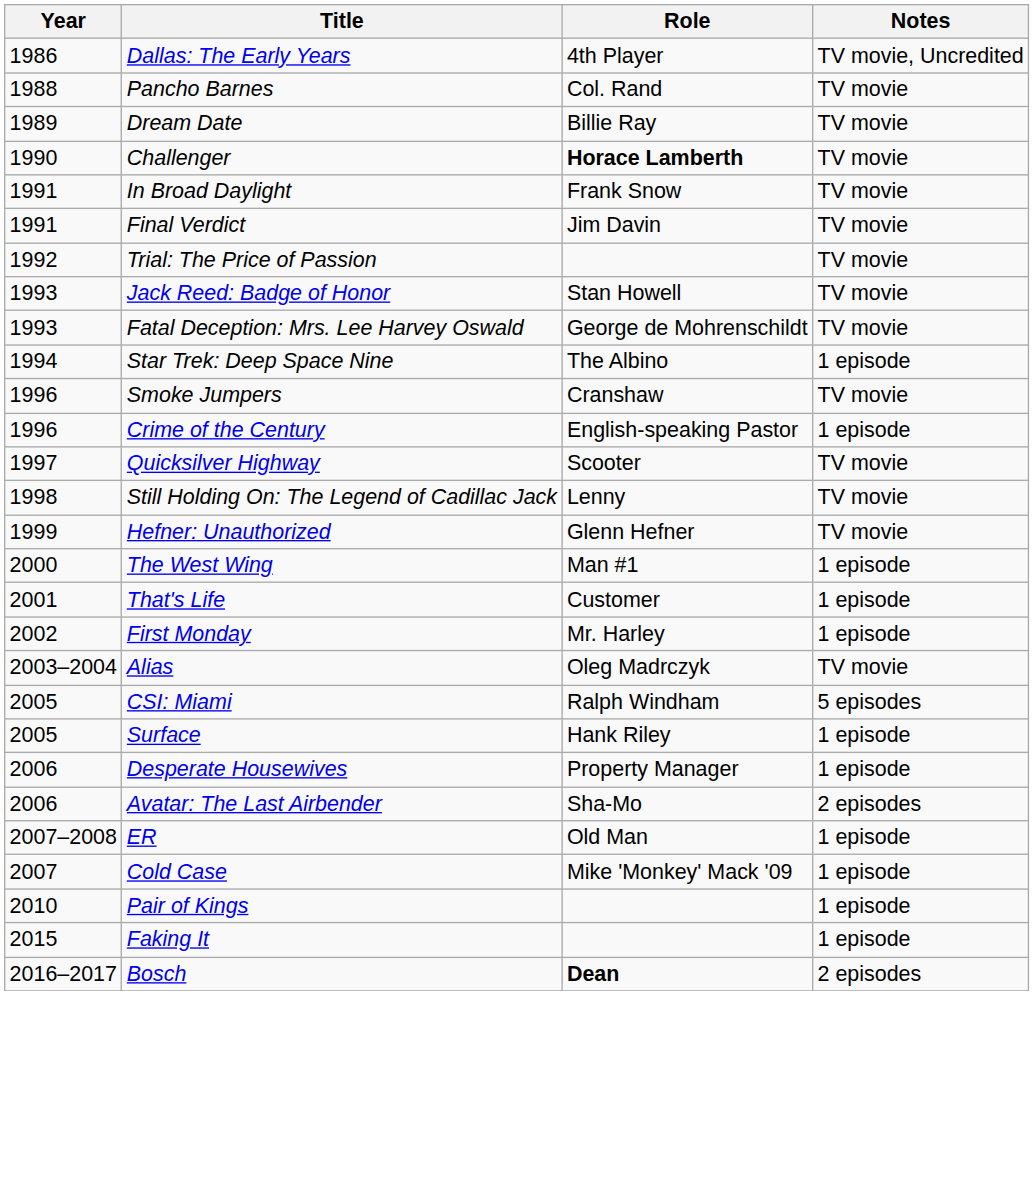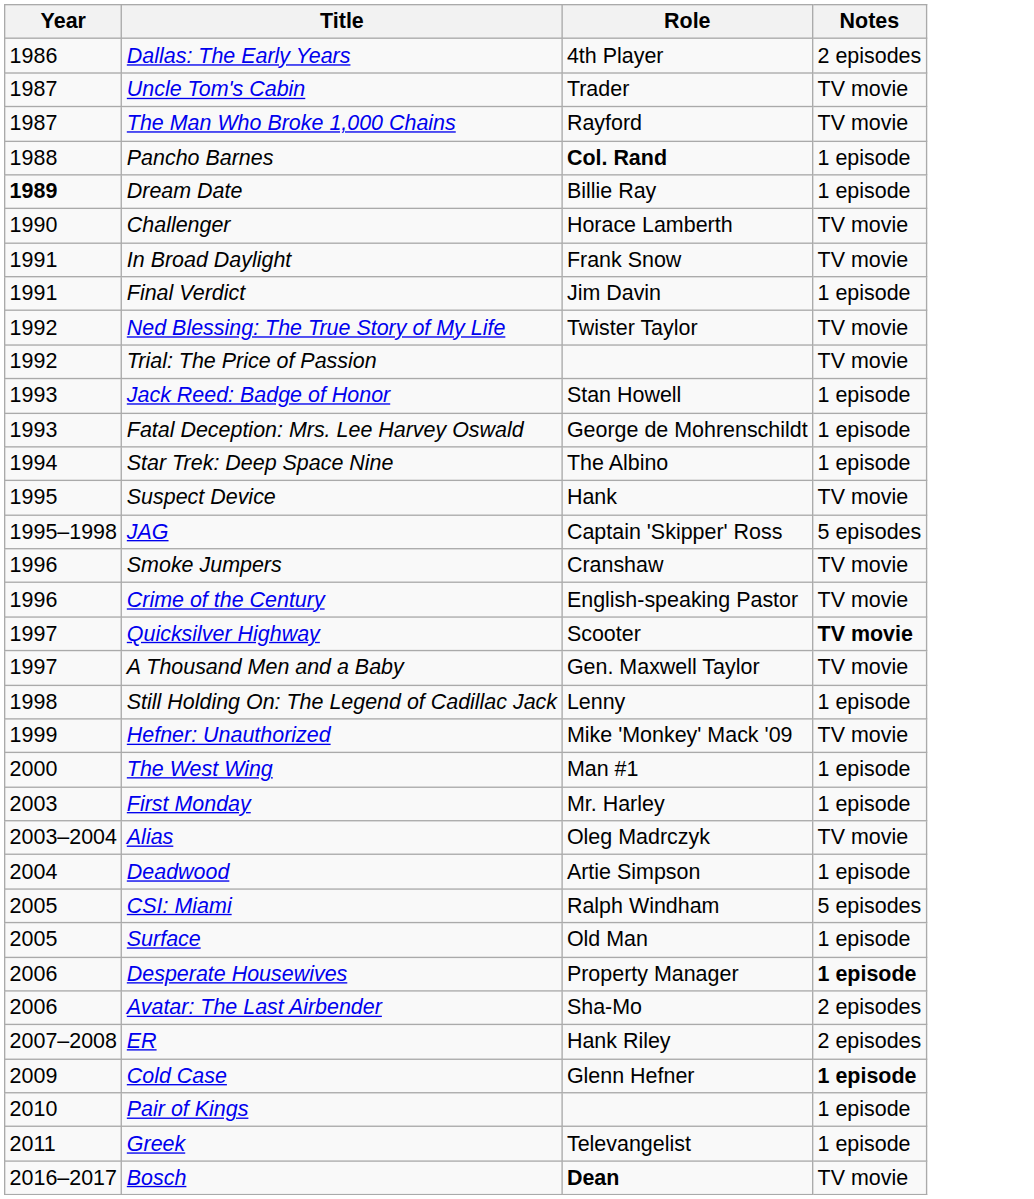(921, 55) TV movie, Uncredited -> (869, 55) 2 episodes
+ row: (216, 89)
+ row: (291, 123)
(615, 89) normal -> (617, 157) bold
(863, 89) TV movie -> (864, 157) 1 episode
(33, 123) normal -> (33, 191) bold
(863, 123) TV movie -> (864, 191) 1 episode
(655, 157) bold -> (650, 225) normal
(863, 225) TV movie -> (864, 293) 1 episode
+ row: (316, 327)
(863, 293) TV movie -> (864, 395) 1 episode
(863, 327) TV movie -> (864, 429) 1 episode
+ row: (201, 497)
+ row: (148, 531)
(864, 429) 1 episode -> (863, 599) TV movie
(863, 463) normal -> (865, 633) bold
+ row: (265, 667)
(863, 497) TV movie -> (864, 701) 1 episode
(631, 531) Glenn Hefner -> (680, 735) Mike 'Monkey' Mack '09
- row: (176, 599)
(33, 633) 2002 -> (33, 803) 2003
+ row: (178, 871)
(619, 735) Hank Riley -> (607, 939) Old Man
(864, 769) normal -> (867, 973) bold
(607, 837) Old Man -> (619, 1041) Hank Riley
(864, 837) 1 episode -> (869, 1041) 2 episodes
(33, 871) 2007 -> (33, 1075) 2009
(680, 871) Mike 'Monkey' Mack '09 -> (631, 1075) Glenn Hefner
(864, 871) normal -> (867, 1075) bold
+ row: (156, 1143)
- row: (168, 939)
(869, 973) 2 episodes -> (863, 1177) TV movie
